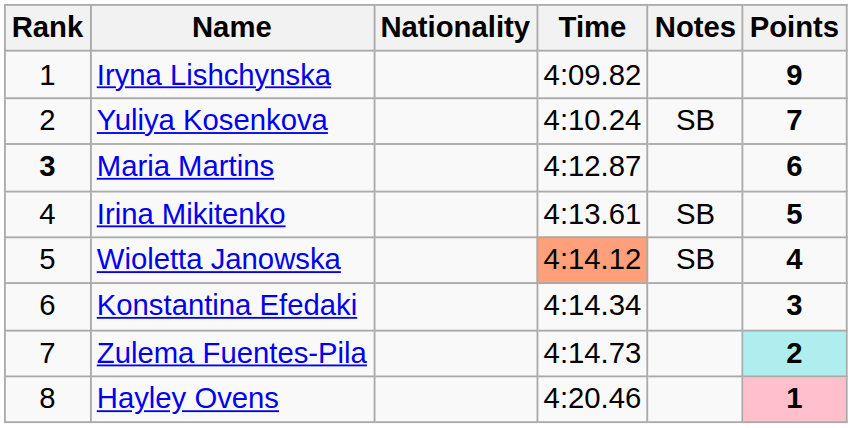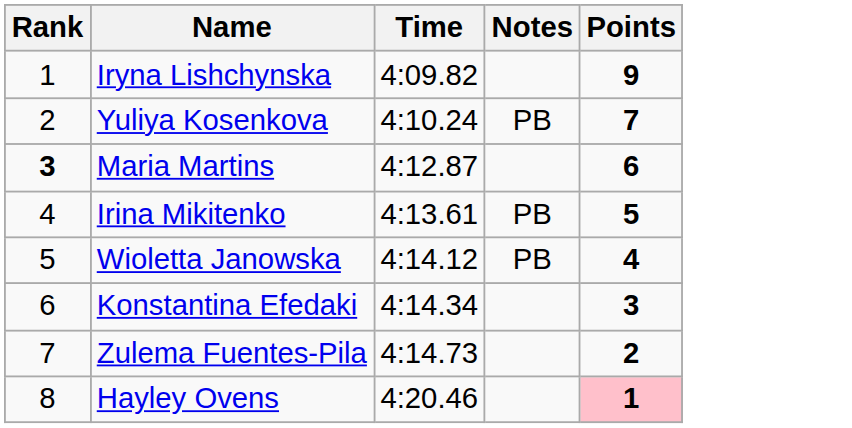- column: (455, 27)
(695, 120) SB -> (532, 120) PB
(695, 213) SB -> (532, 213) PB
(592, 259) lightsalmon background -> (429, 259) no background
(695, 259) SB -> (532, 259) PB
(794, 352) paleturquoise background -> (631, 352) no background
